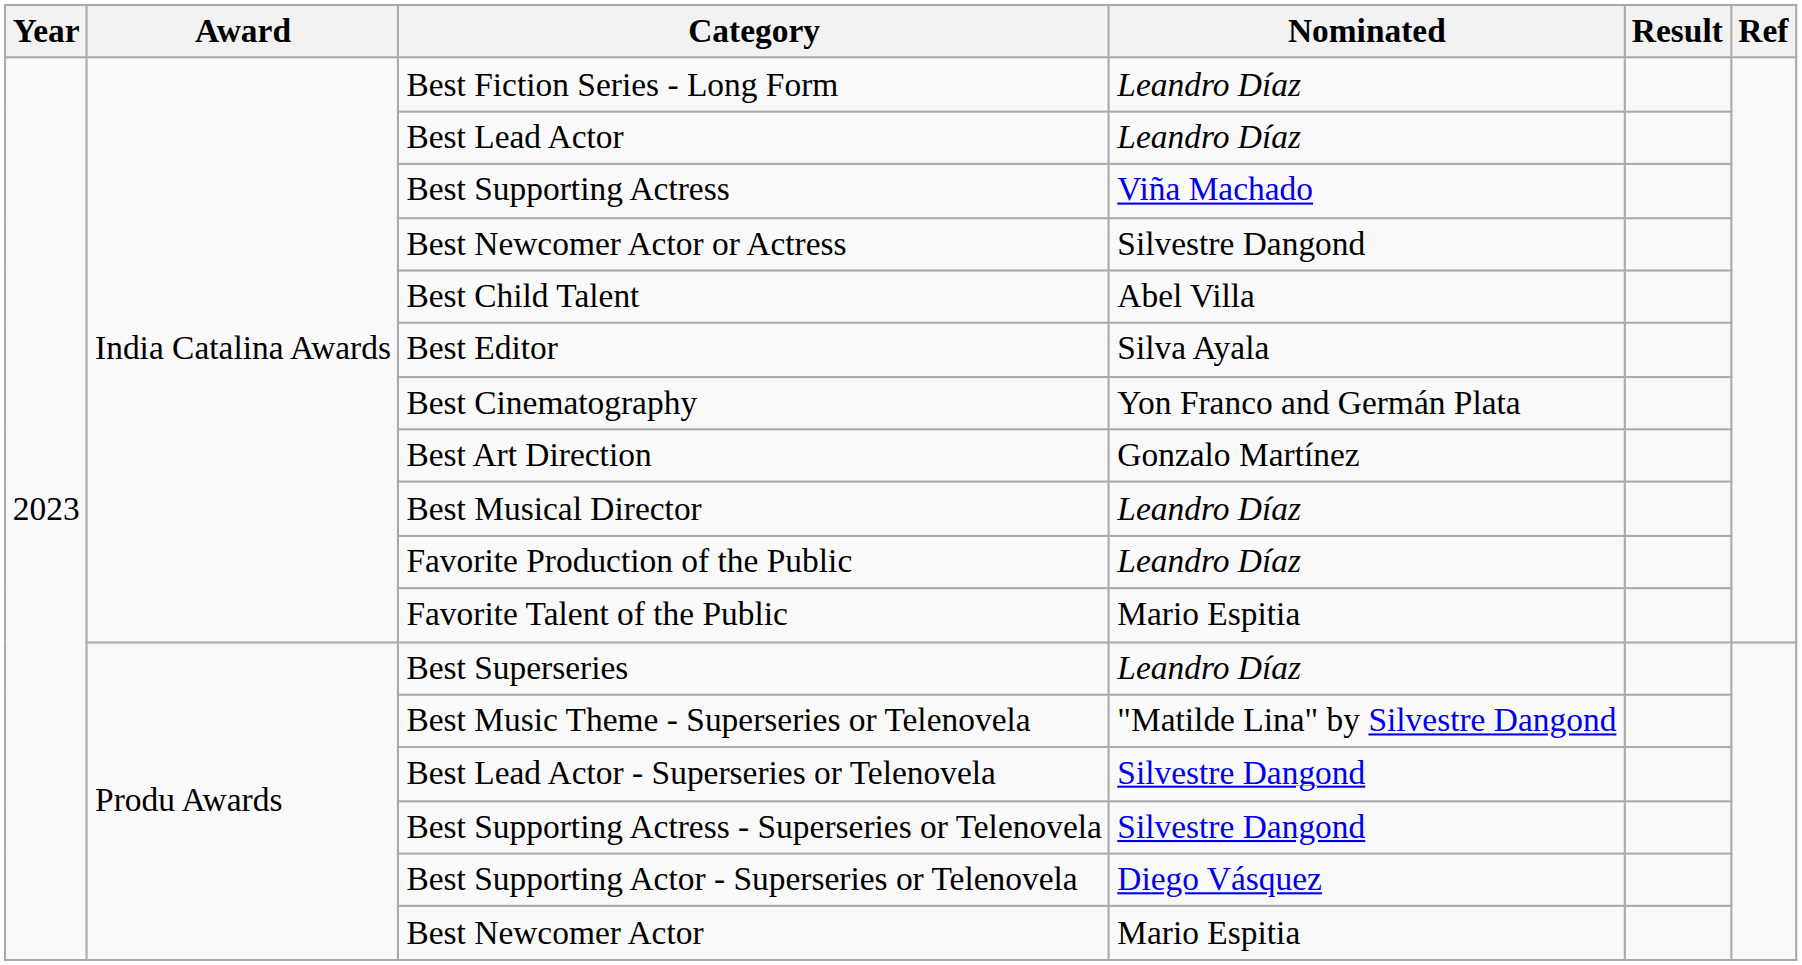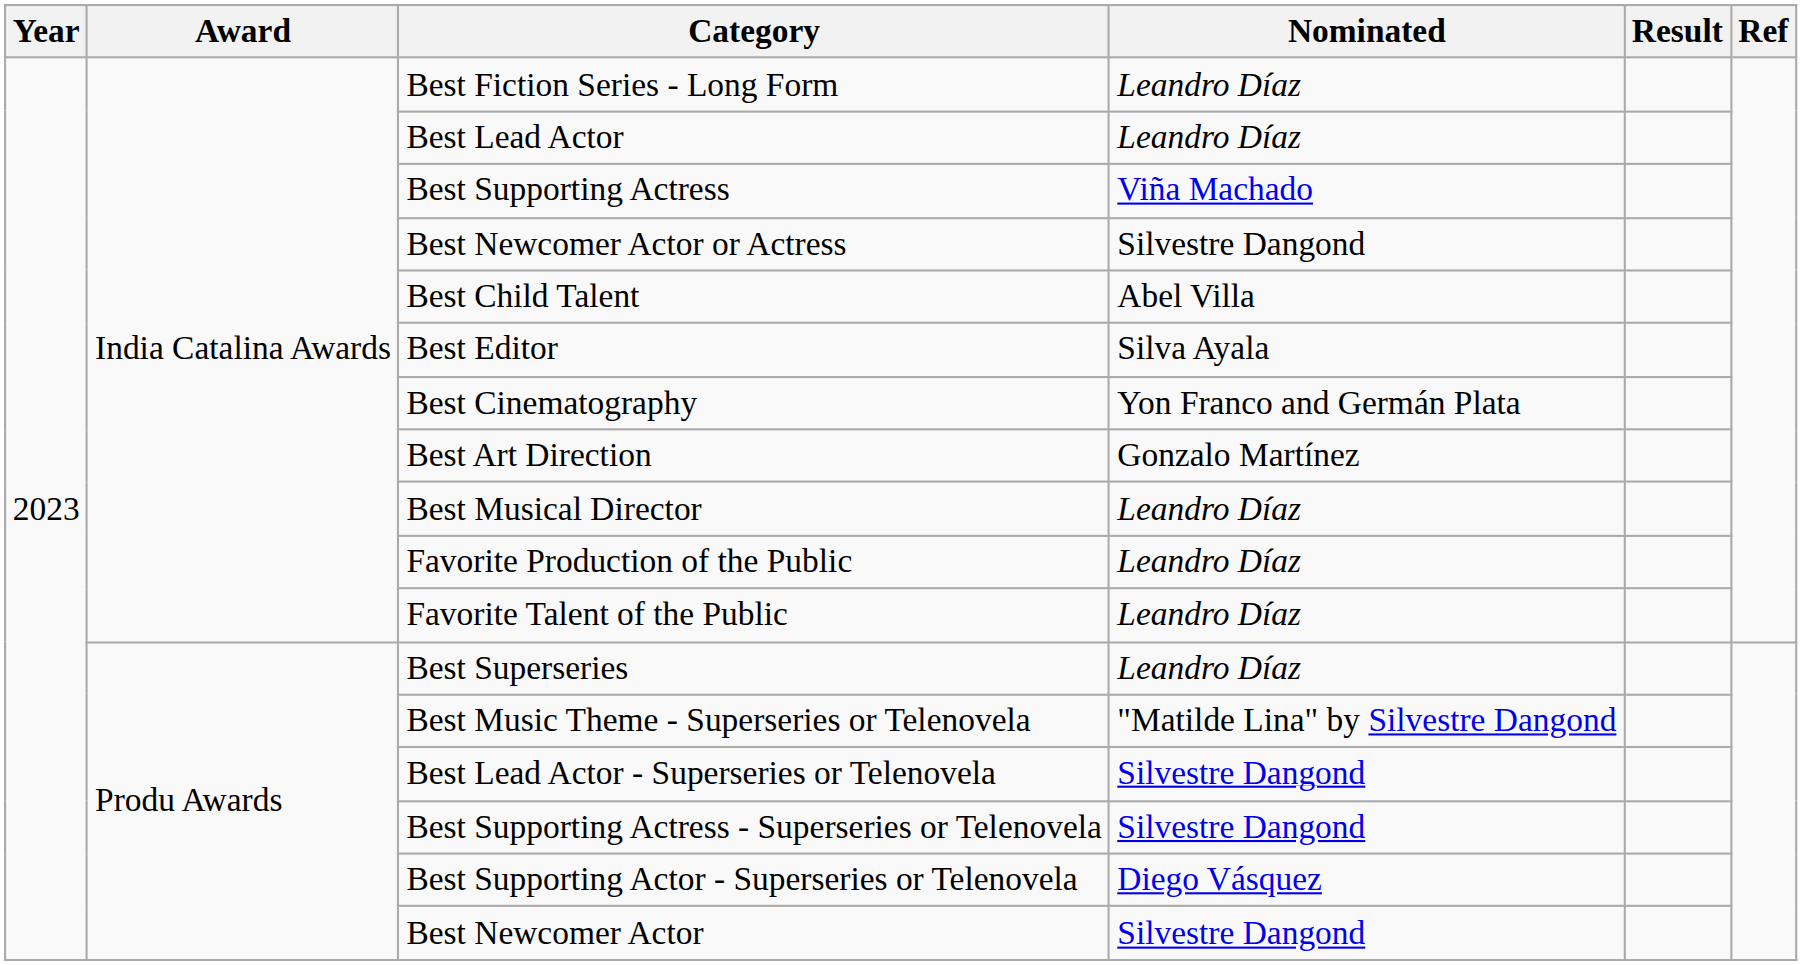(1209, 614) Mario Espitia -> (1209, 614) Leandro Díaz
(1209, 932) Mario Espitia -> (1241, 932) Silvestre Dangond
